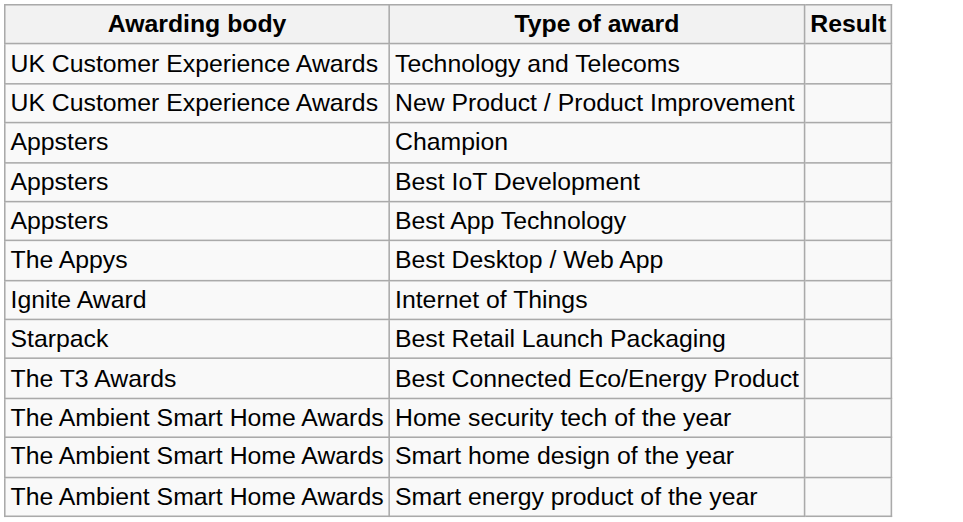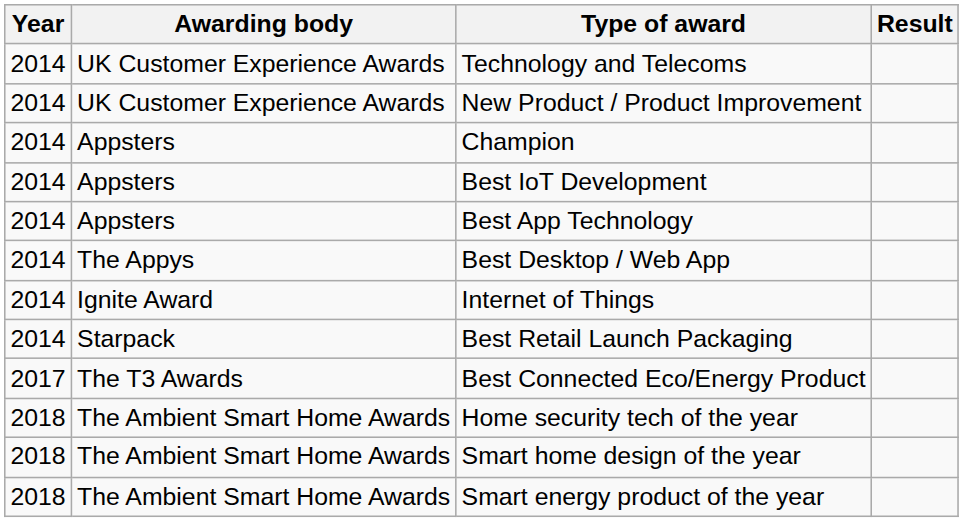+ column: (38, 24)
